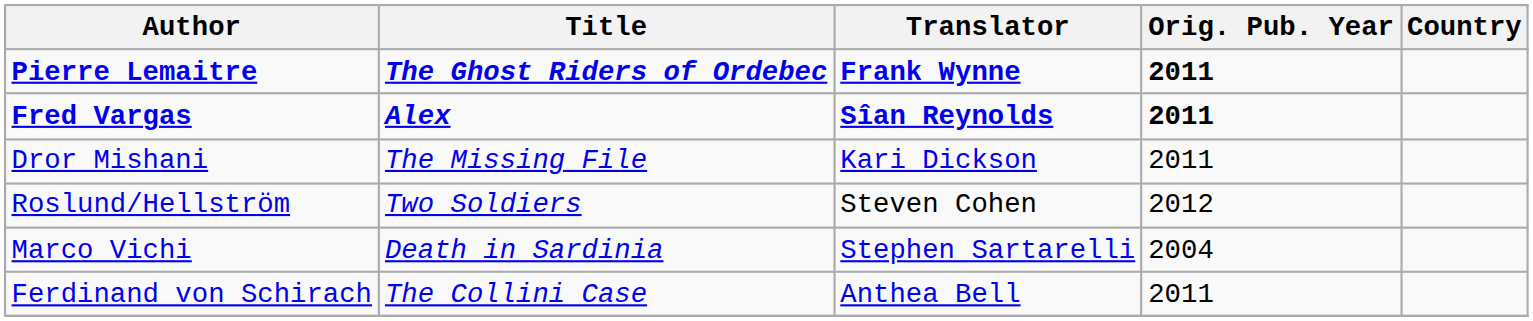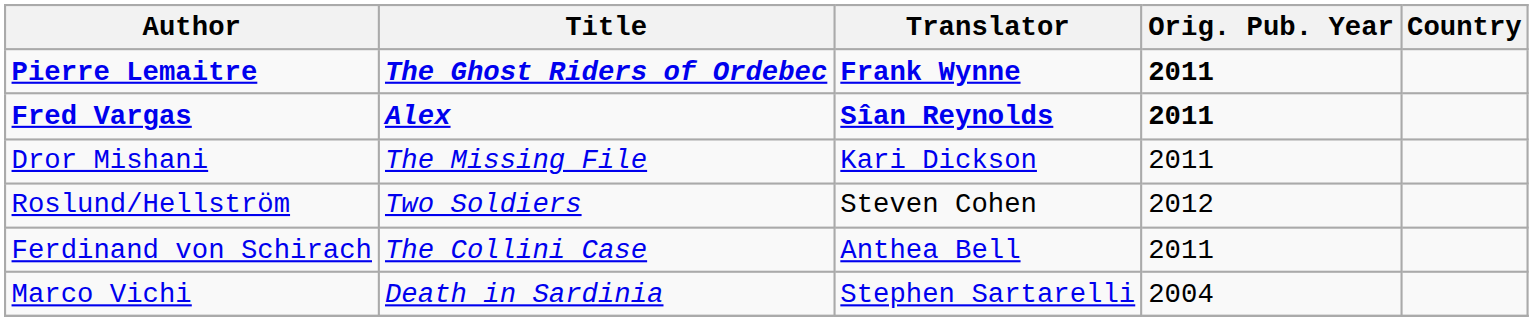rows swapped: (192, 294) <-> (102, 250)
